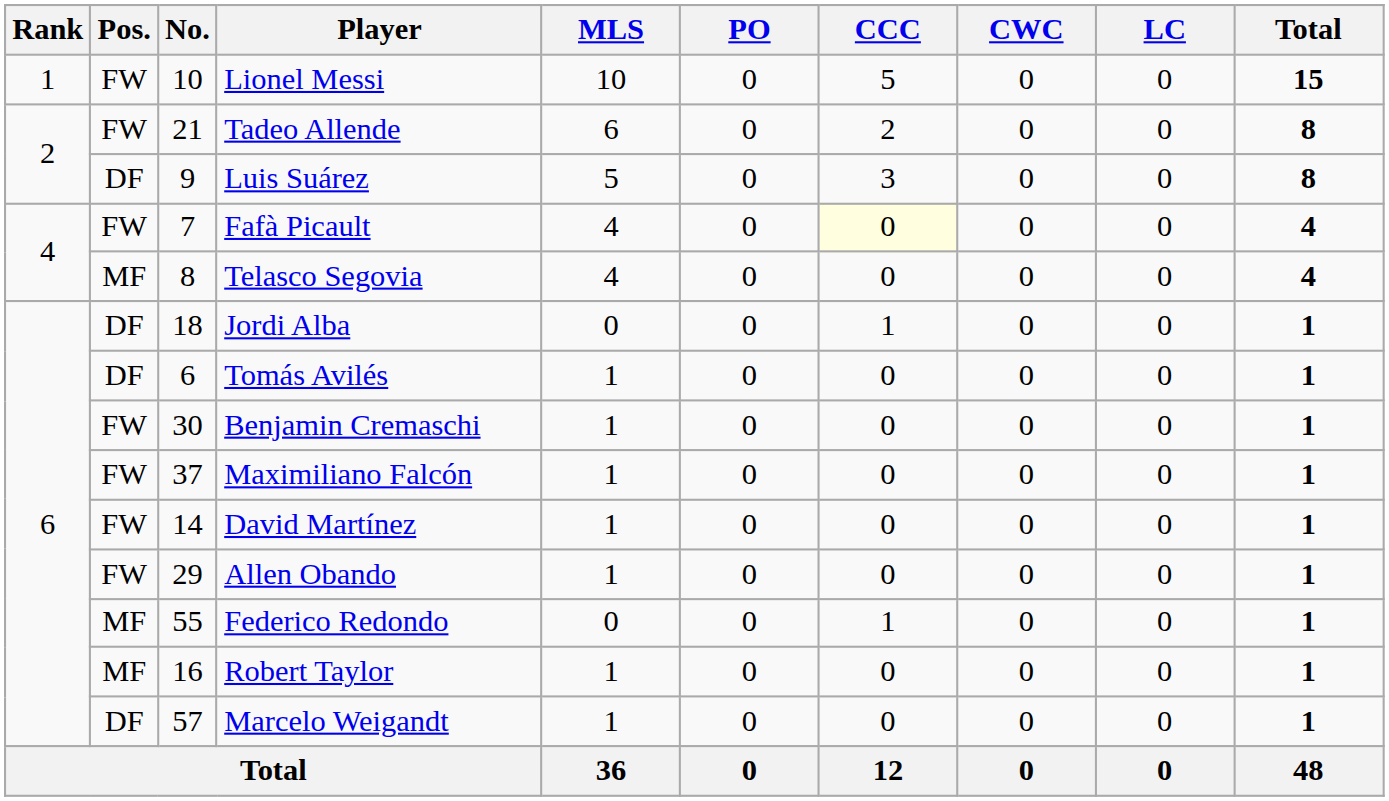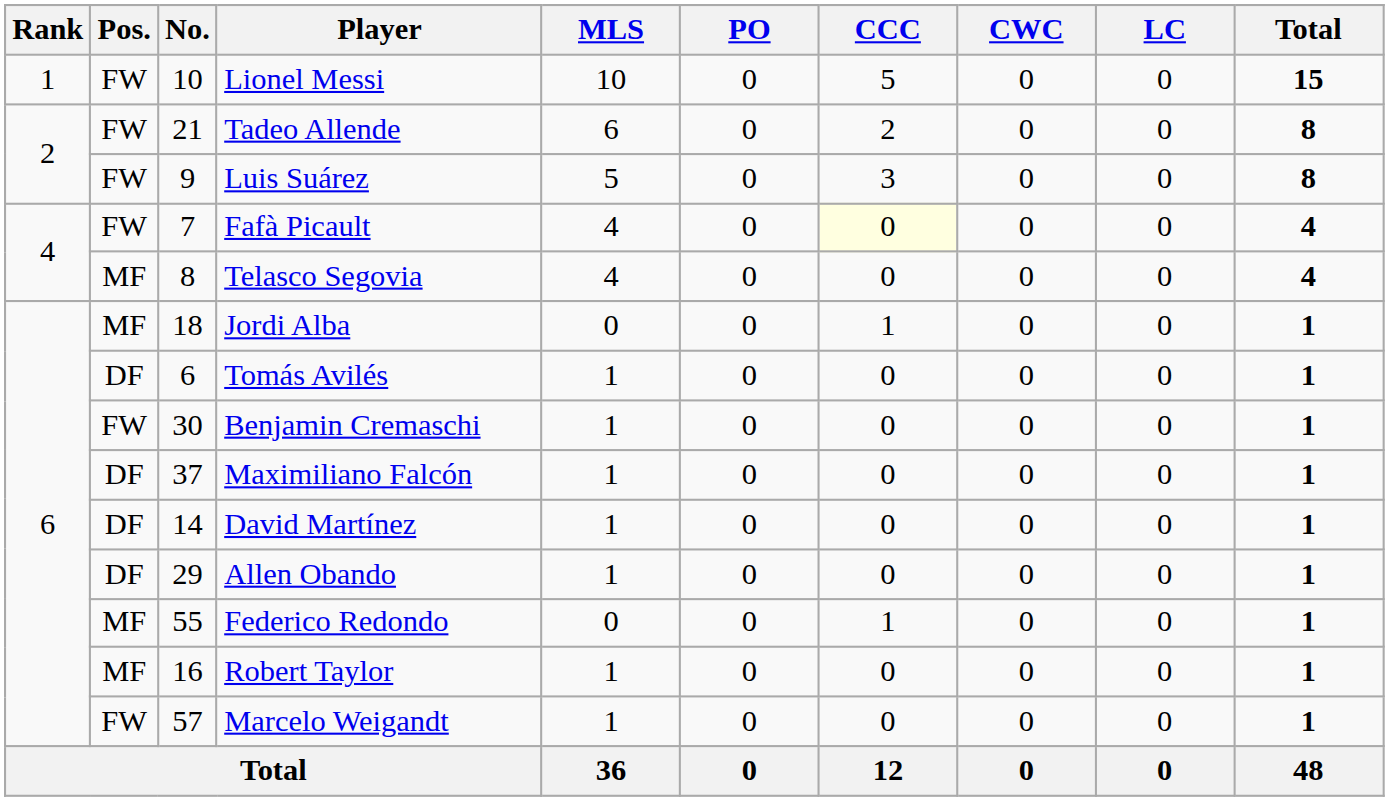(124, 177) DF -> (124, 177) FW
(124, 325) DF -> (124, 325) MF
(124, 473) FW -> (124, 473) DF
(124, 523) FW -> (124, 523) DF
(124, 572) FW -> (124, 572) DF
(124, 720) DF -> (124, 720) FW
